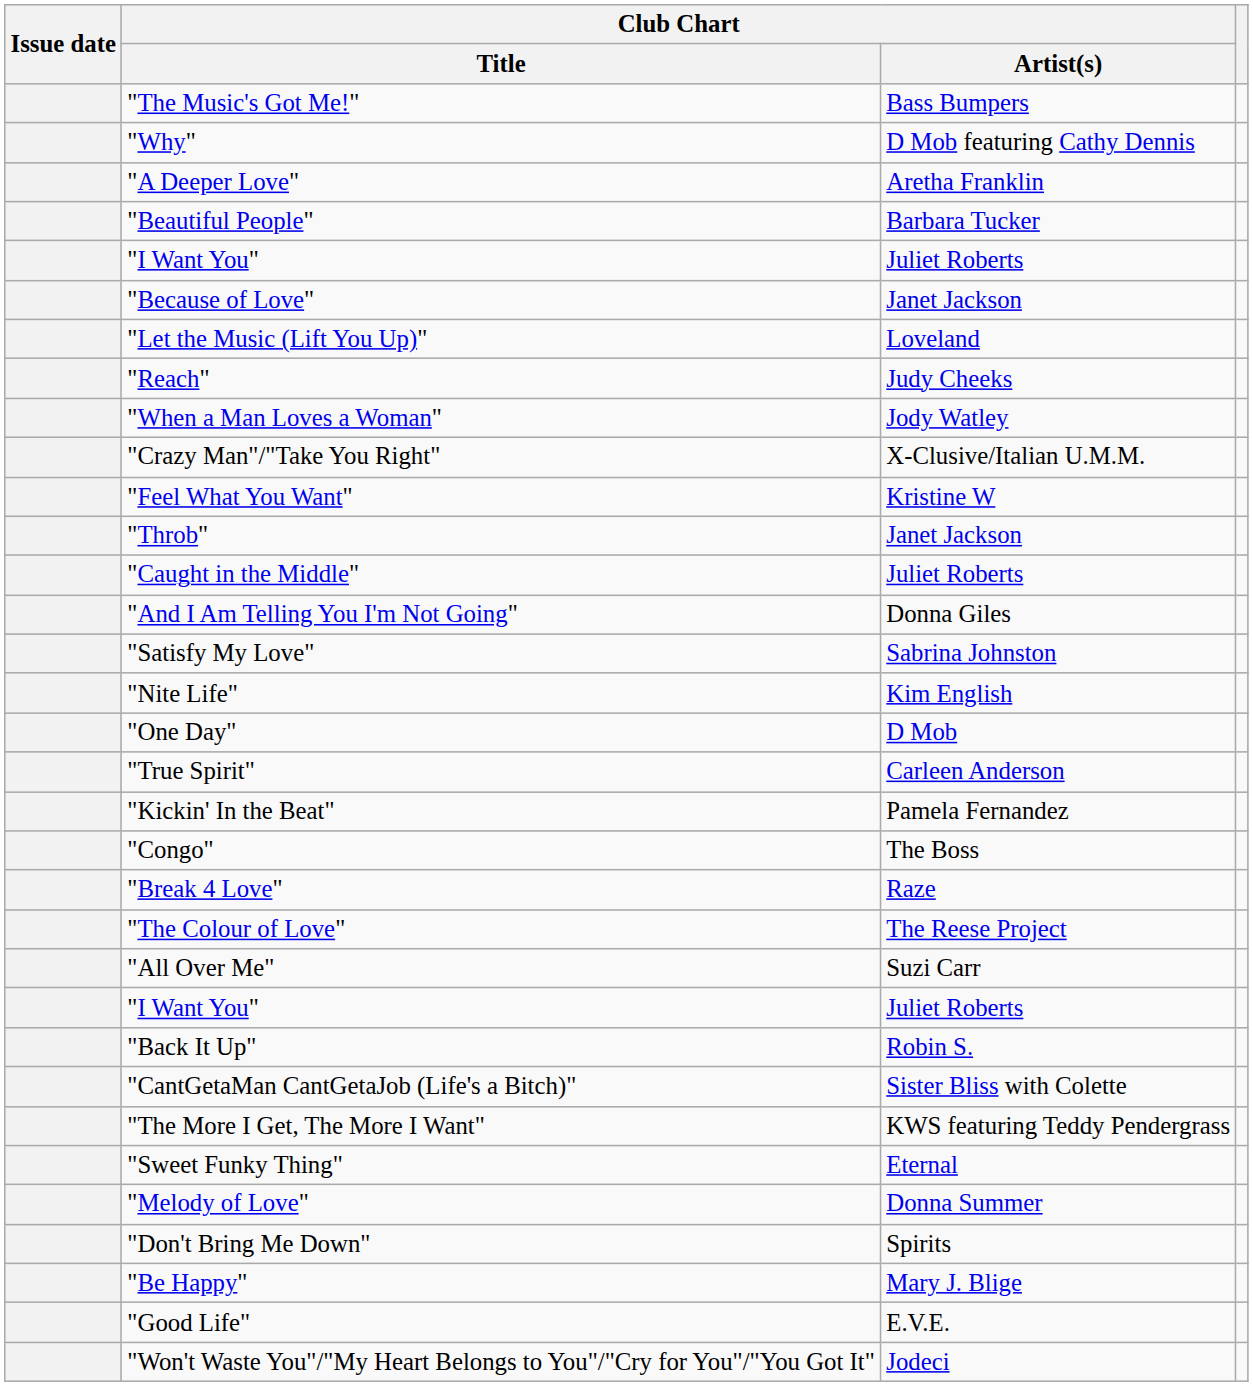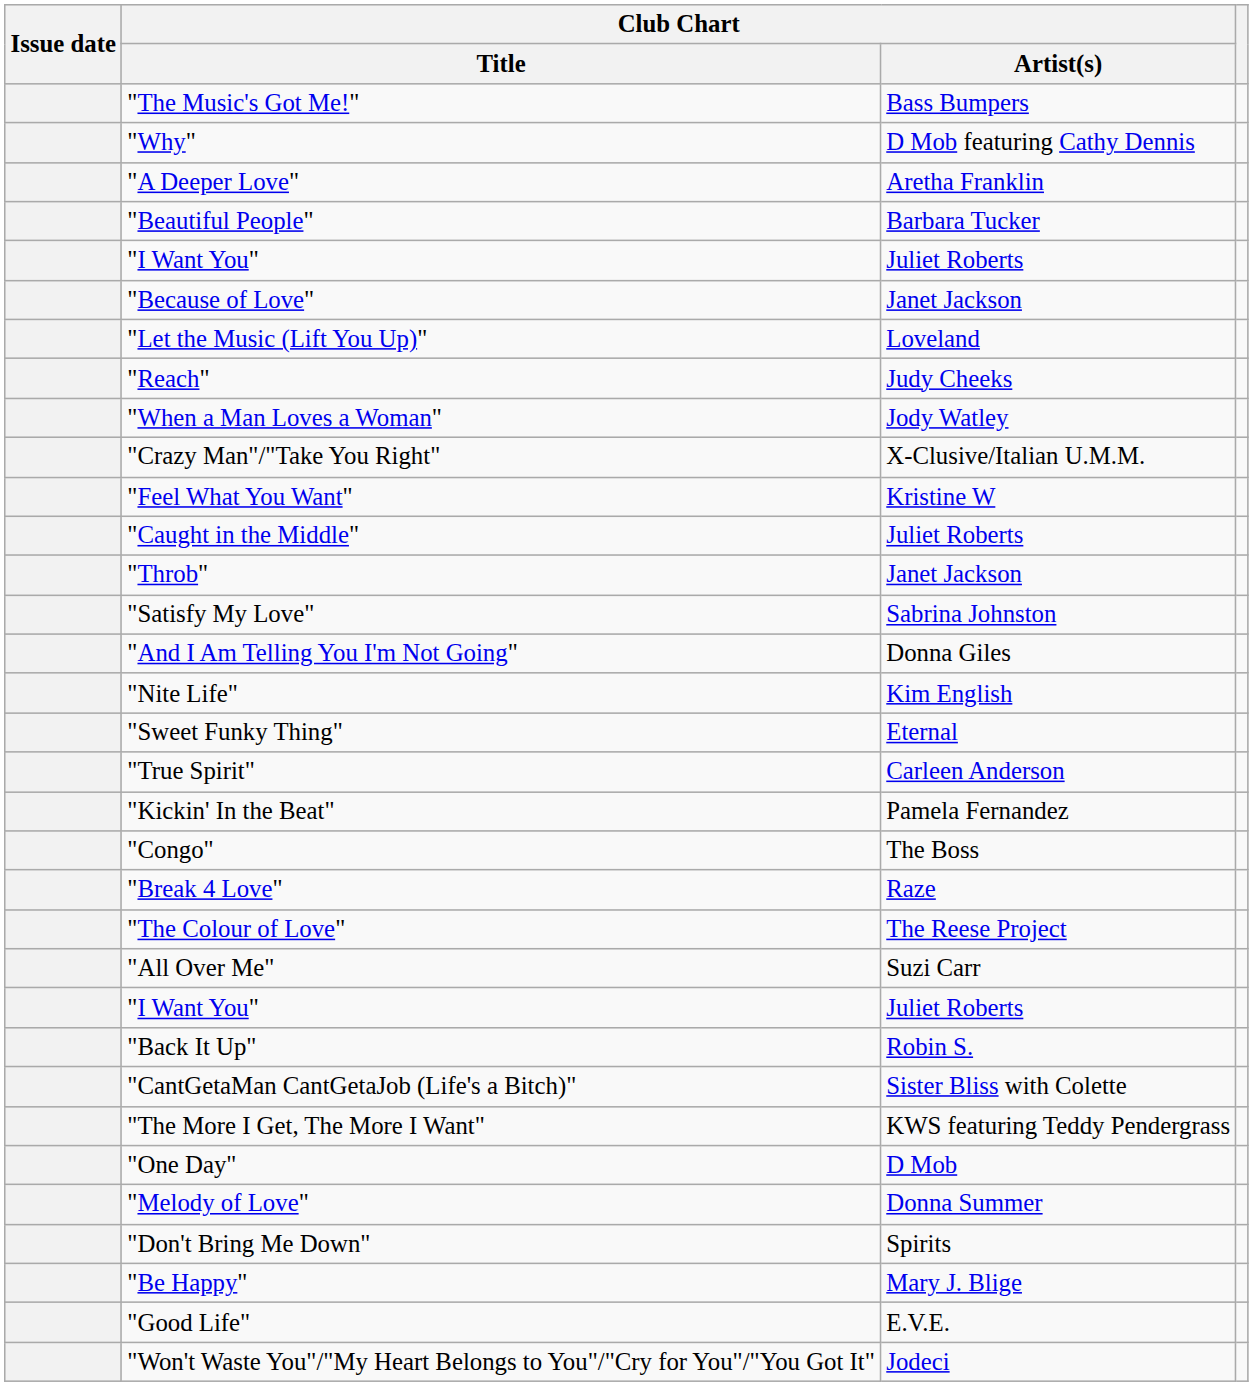rows swapped: (243, 574) <-> (168, 535)
rows swapped: (323, 614) <-> (221, 653)
rows swapped: (182, 732) <-> (235, 1164)
